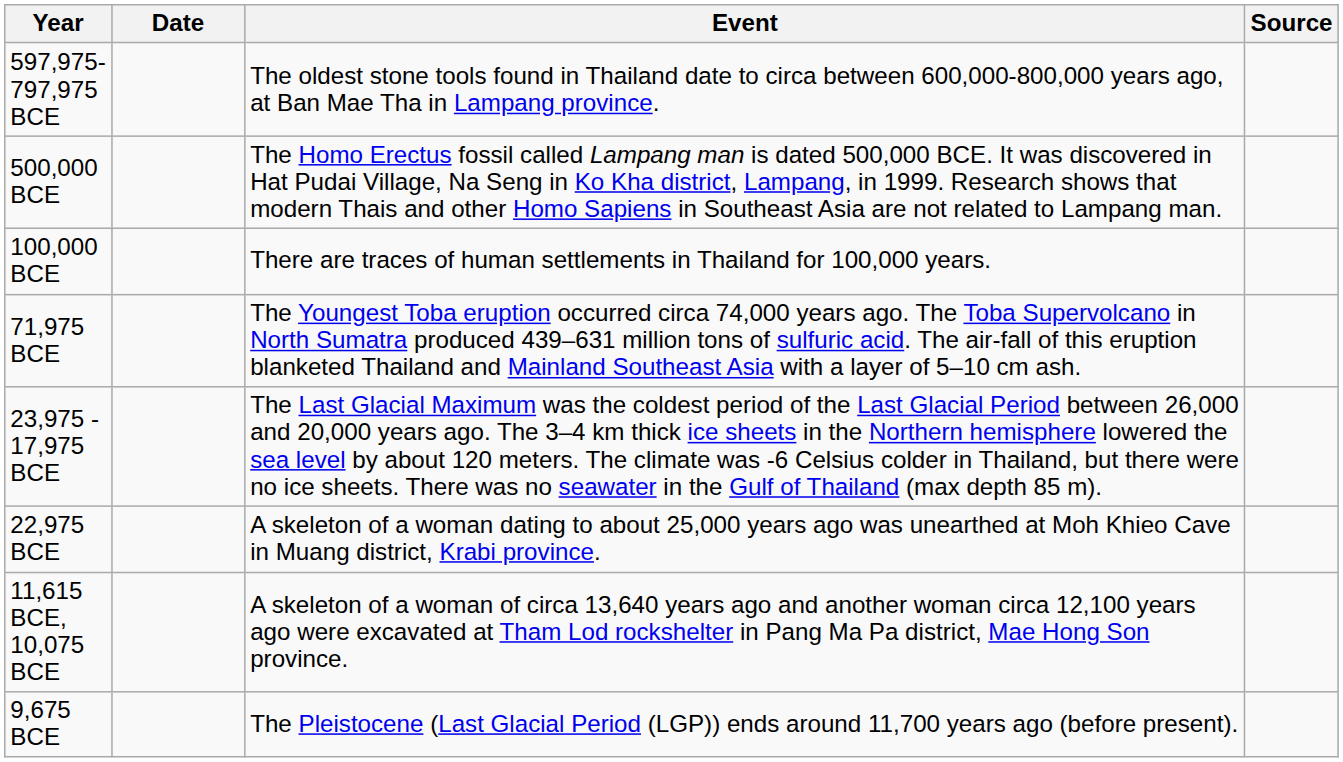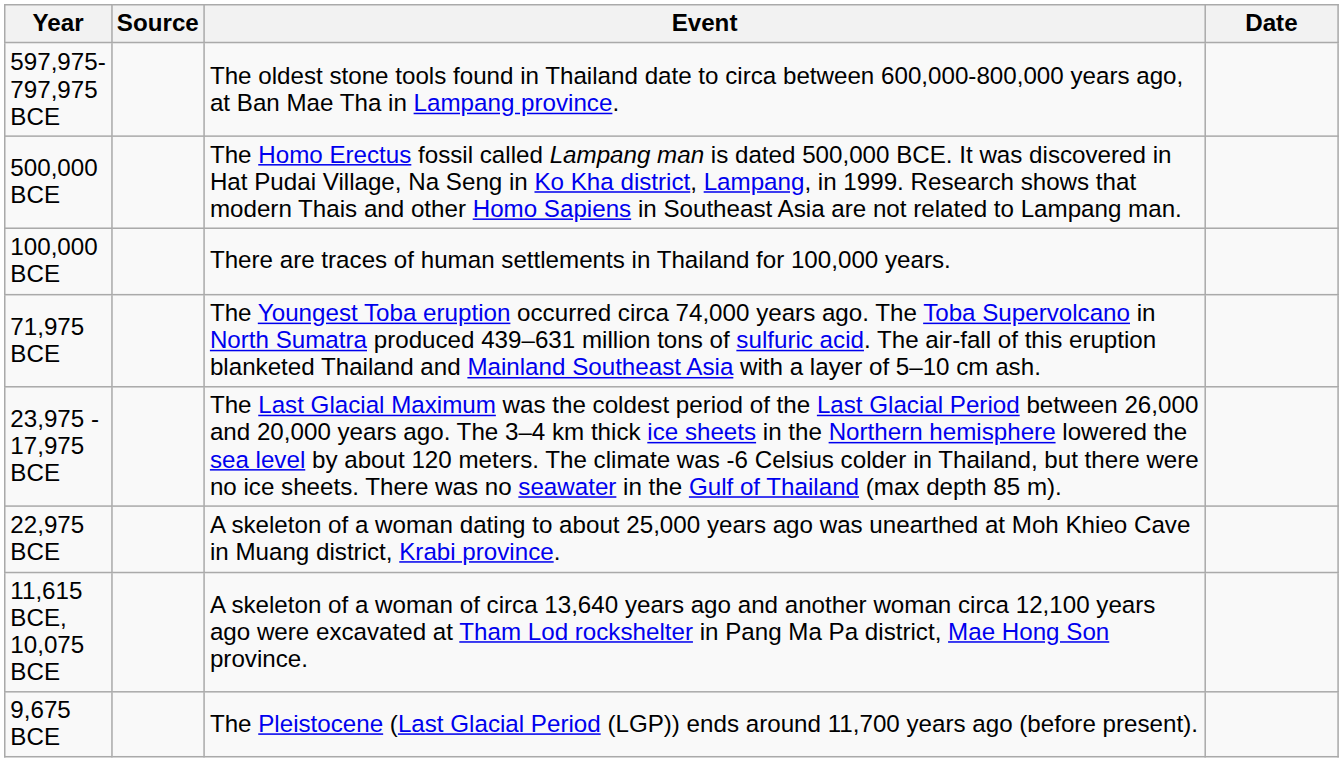columns swapped: (178, 23) <-> (1292, 23)
